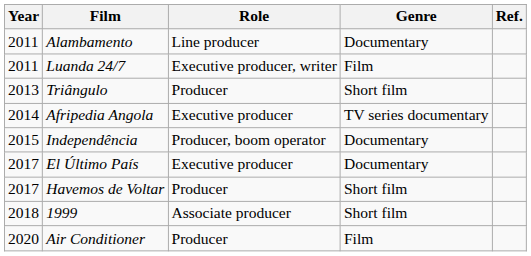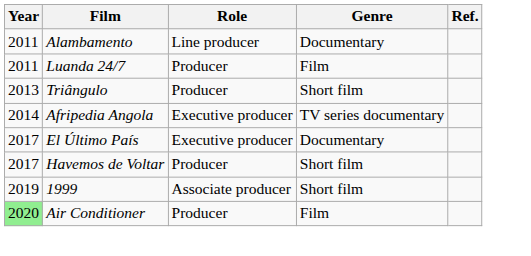(254, 66) Executive producer, writer -> (200, 66) Producer
- row: (92, 139)
(24, 213) 2018 -> (24, 189) 2019
(24, 238) no background -> (24, 213) lightgreen background
